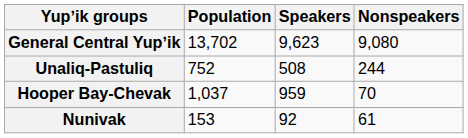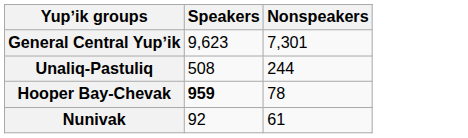- column: (230, 17)
(378, 42) 9,080 -> (287, 42) 7,301
(292, 94) normal -> (201, 94) bold
(367, 94) 70 -> (276, 94) 78
